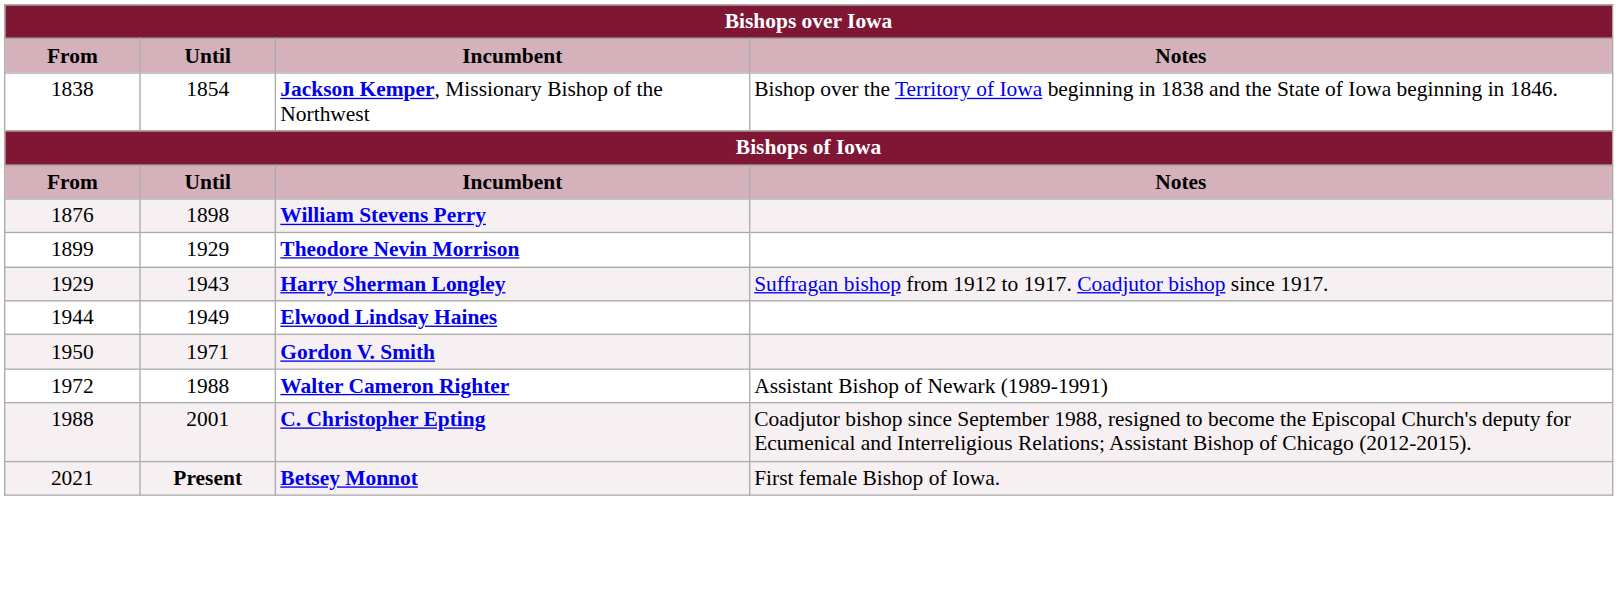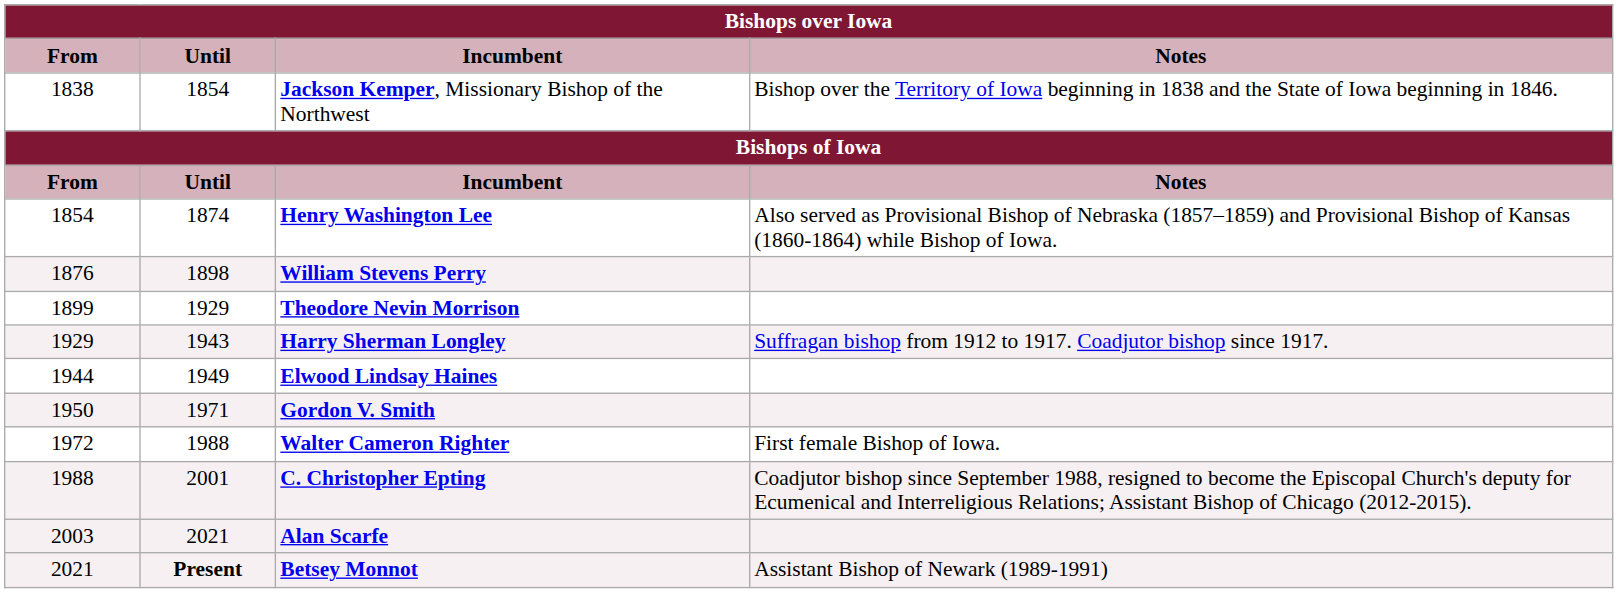+ row: (386, 215)
(931, 385) Assistant Bishop of Newark (1989-1991) -> (877, 443) First female Bishop of Iowa.
+ row: (334, 535)
(877, 477) First female Bishop of Iowa. -> (931, 569) Assistant Bishop of Newark (1989-1991)
